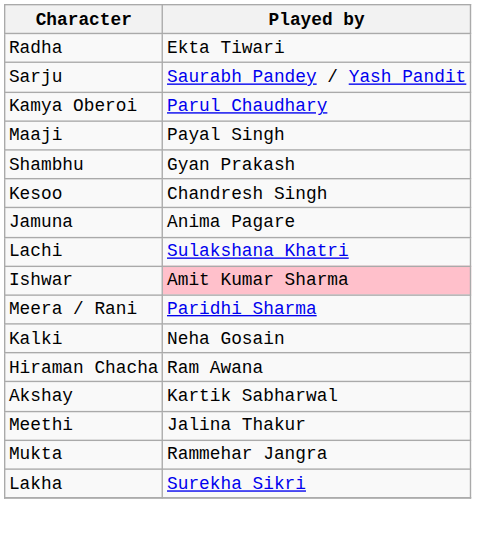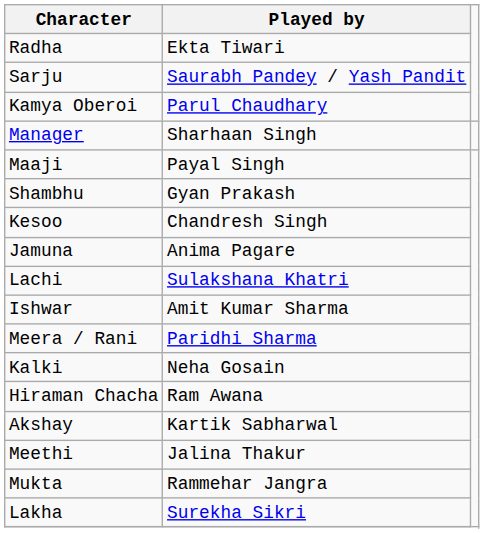+ row: (46, 135)
(258, 280) pink background -> (258, 309) no background
